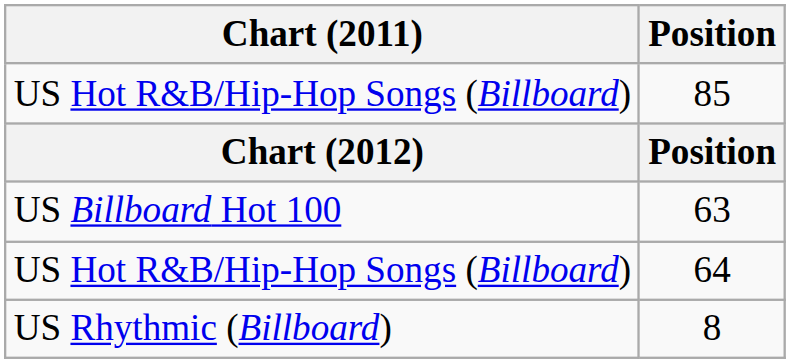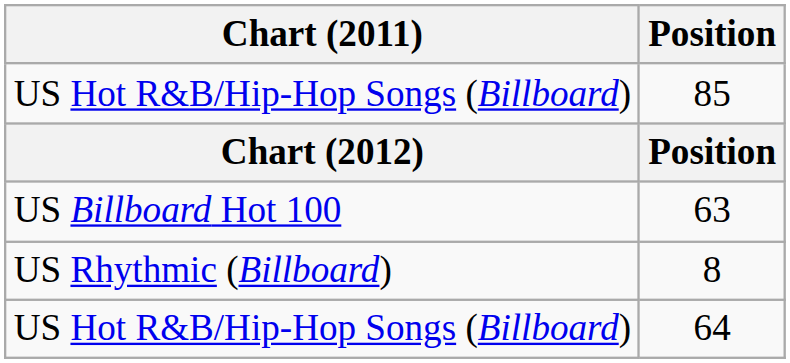rows swapped: (712, 269) <-> (712, 328)
